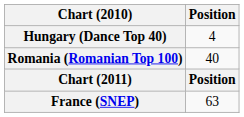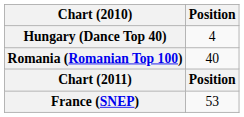(212, 101) 63 -> (212, 101) 53
